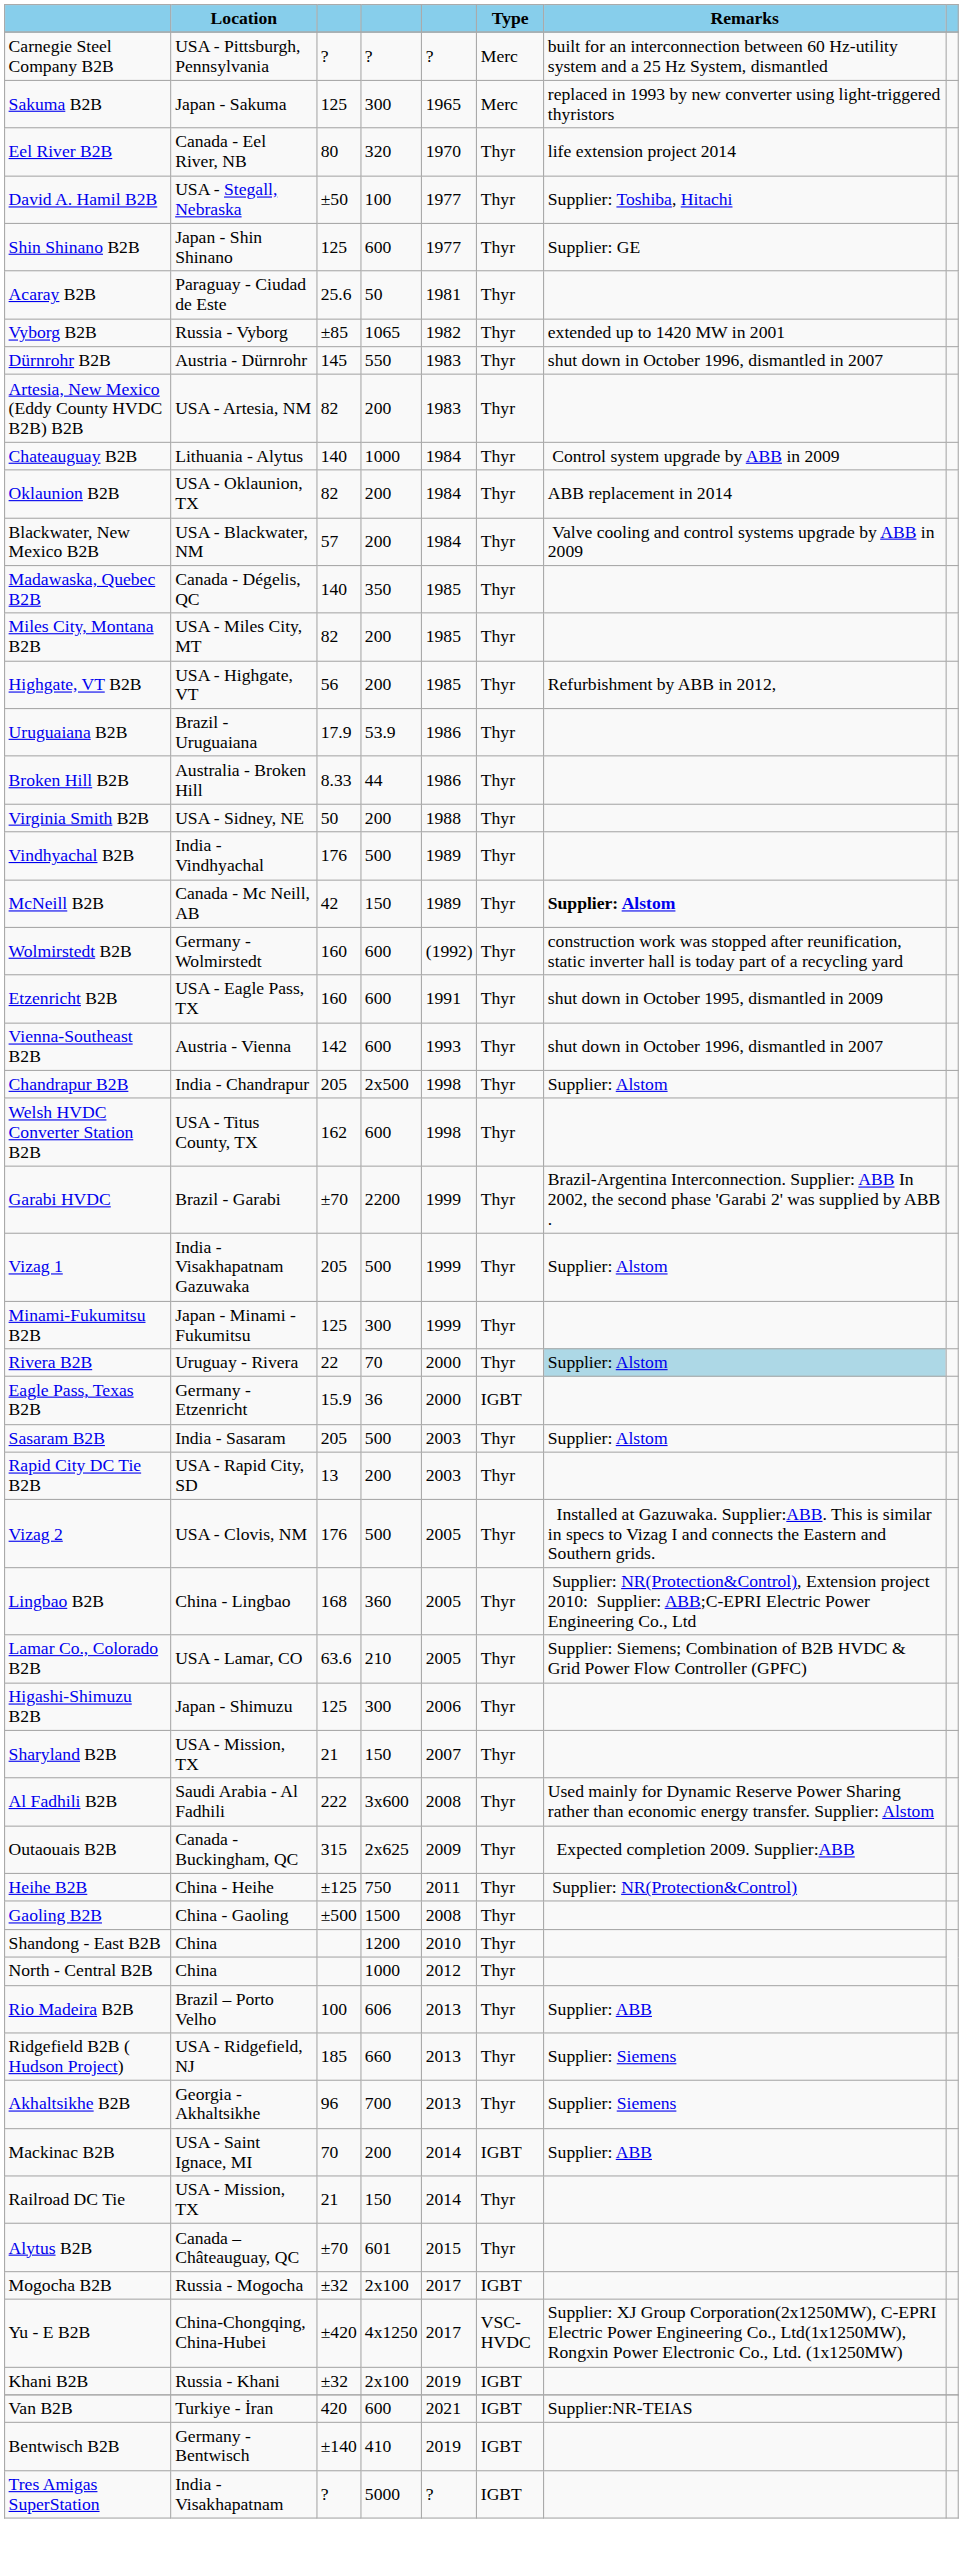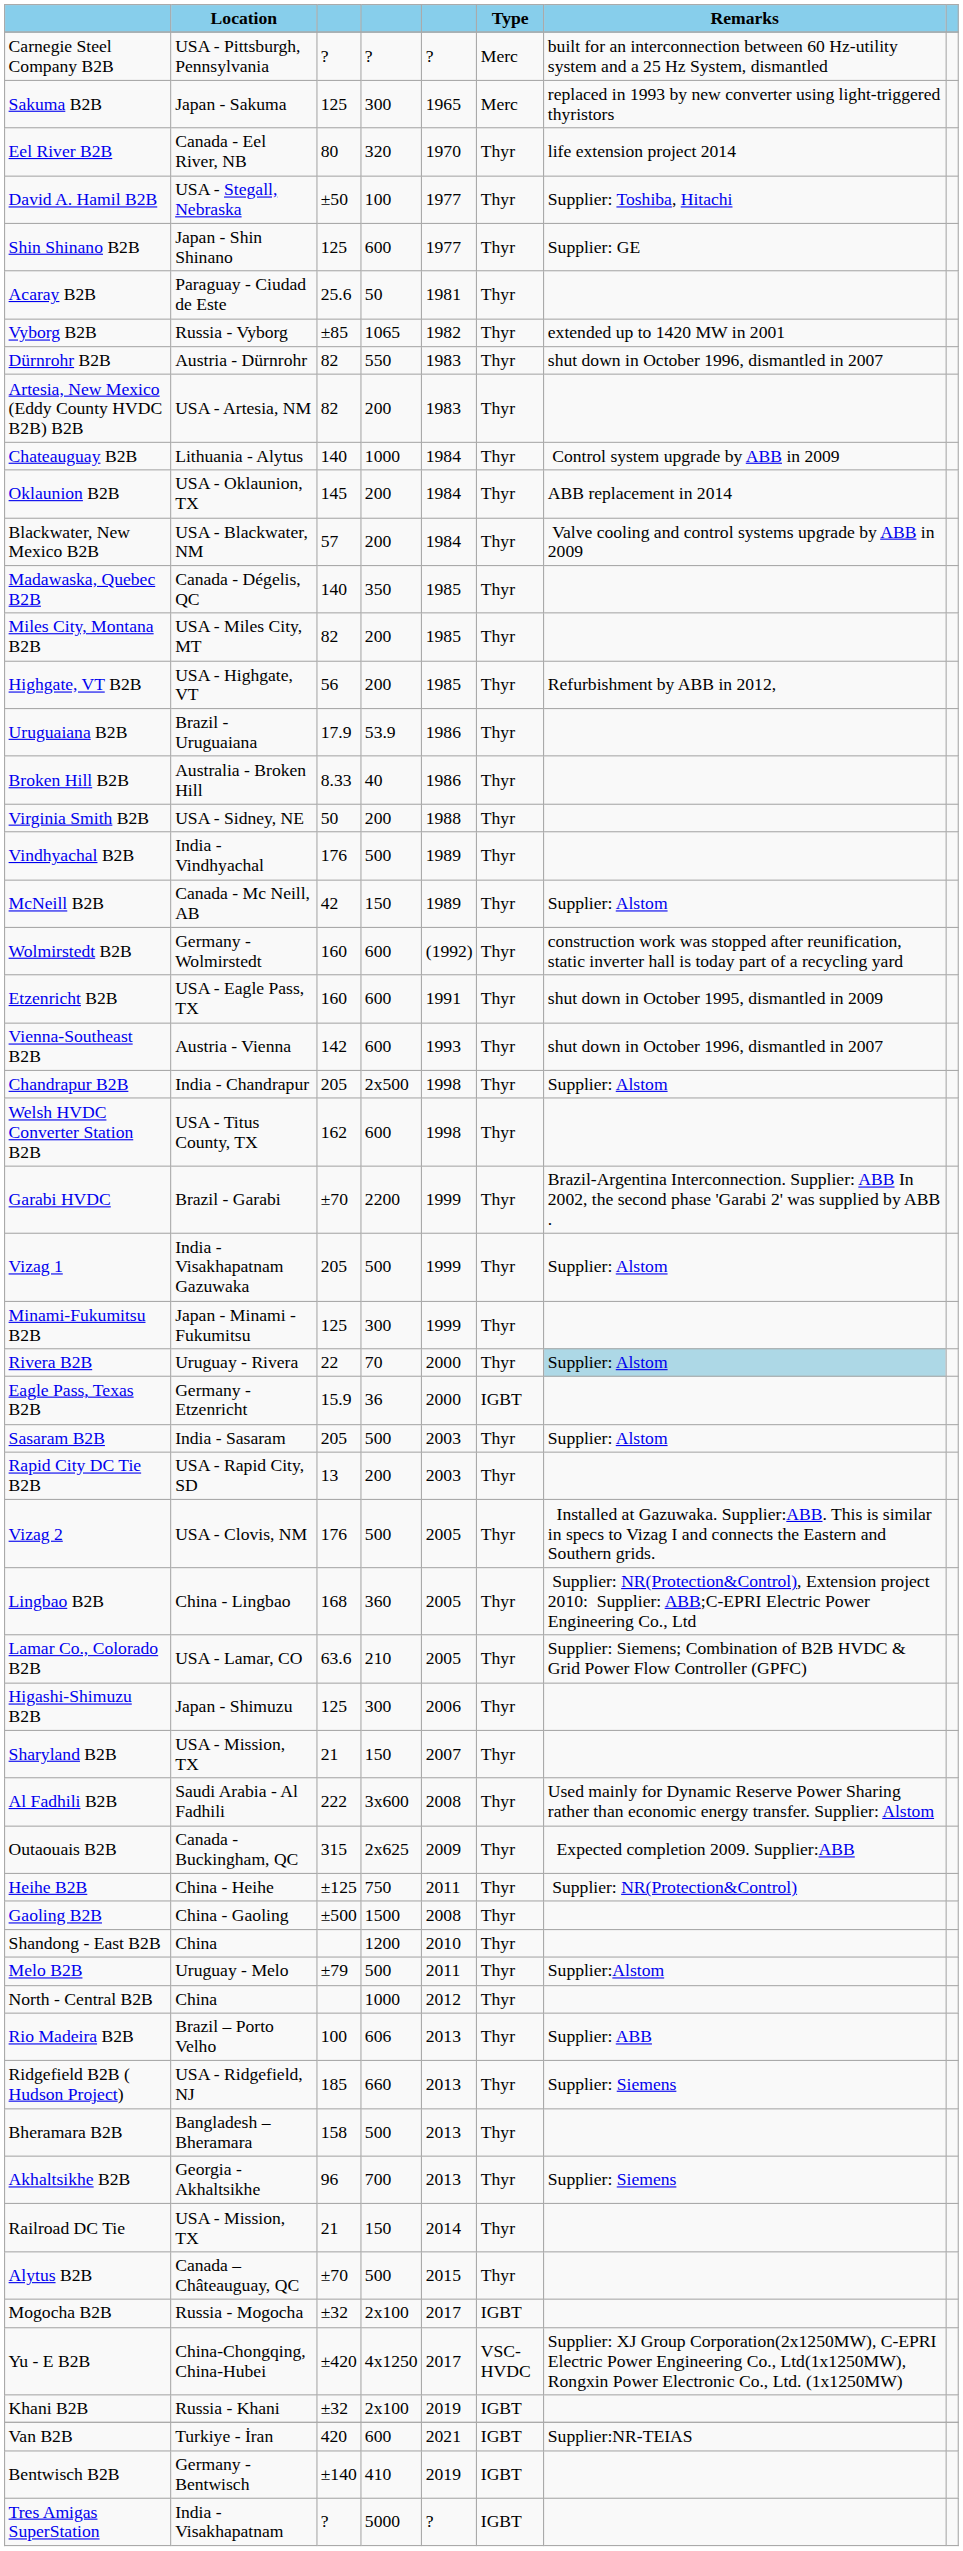(334, 360) 145 -> (329, 360) 82
(329, 493) 82 -> (334, 493) 145
(374, 780) 44 -> (374, 780) 40
(612, 903) bold -> (608, 903) normal
+ row: (46, 1971)
+ row: (66, 2132)
- row: (62, 2152)
(378, 2247) 601 -> (378, 2275) 500
